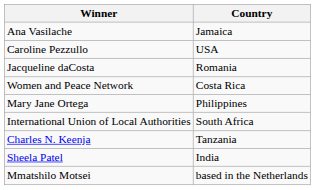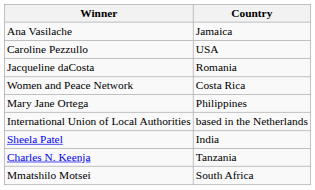(225, 121) South Africa -> (252, 121) based in the Netherlands
rows swapped: (35, 157) <-> (49, 139)
(252, 175) based in the Netherlands -> (225, 175) South Africa
